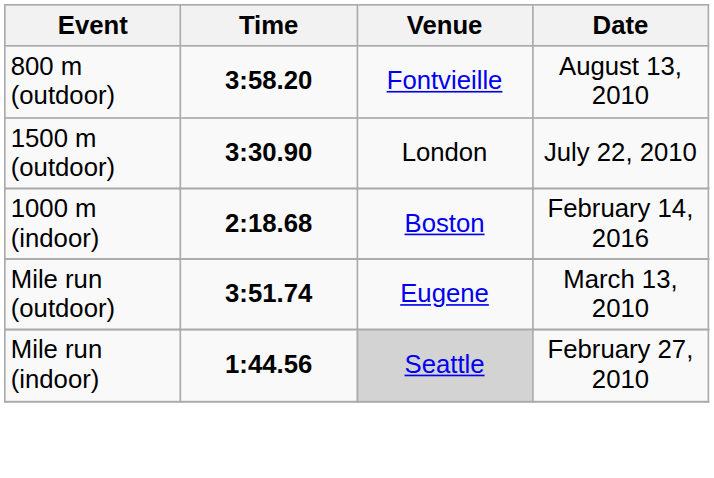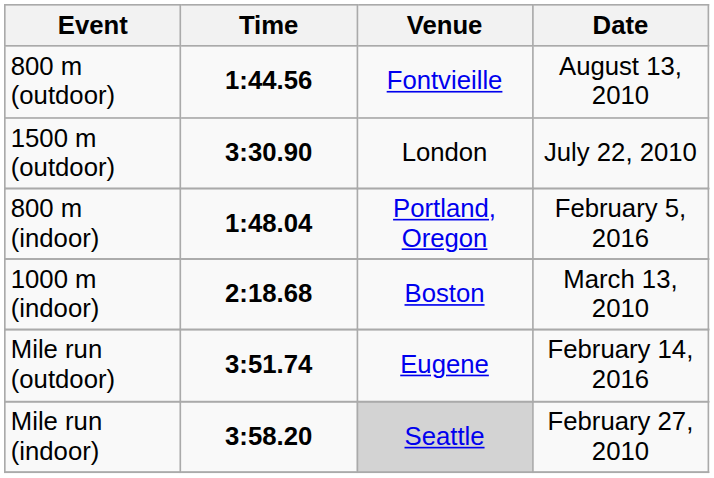(269, 81) 3:58.20 -> (269, 81) 1:44.56
+ row: (55, 222)
(620, 222) February 14, 2016 -> (620, 293) March 13, 2010
(620, 293) March 13, 2010 -> (620, 364) February 14, 2016
(269, 364) 1:44.56 -> (269, 435) 3:58.20
